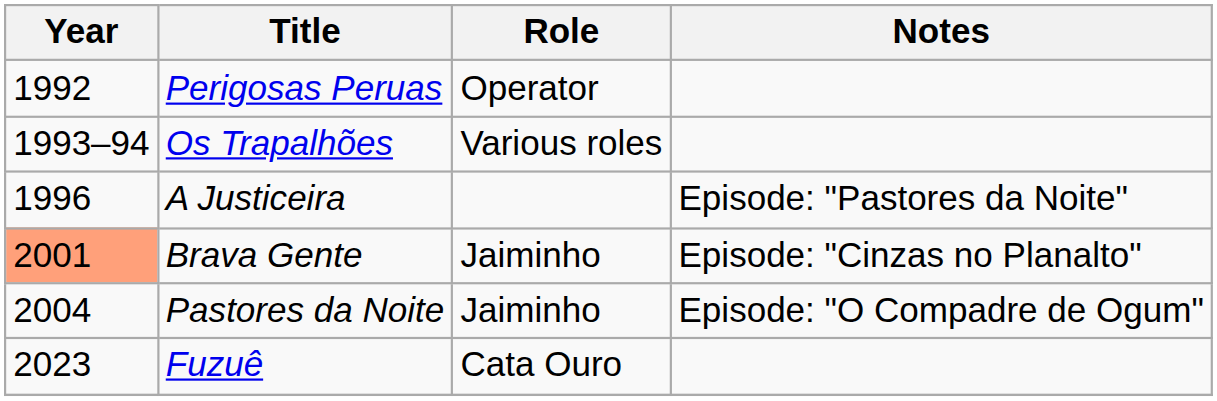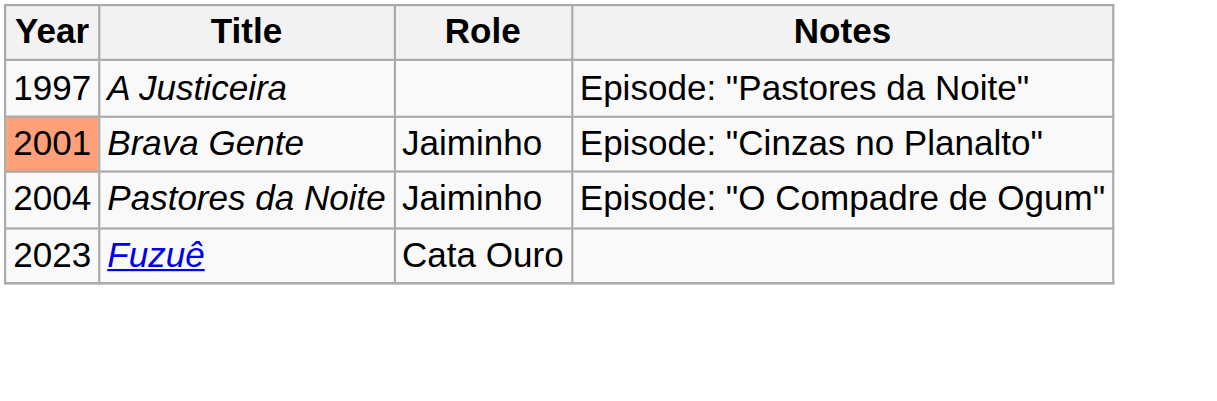- row: (304, 87)
- row: (279, 143)
(52, 198) 1996 -> (52, 87) 1997
